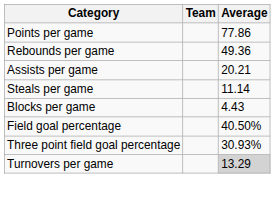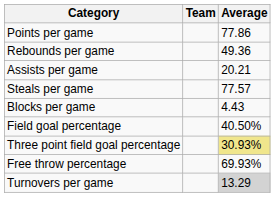(236, 88) 11.14 -> (236, 88) 77.57
(241, 145) no background -> (241, 145) khaki background
+ row: (67, 164)
